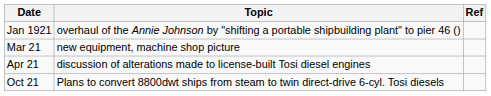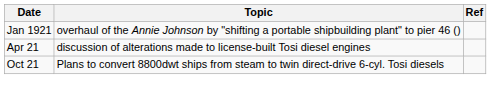- row: (24, 47)
